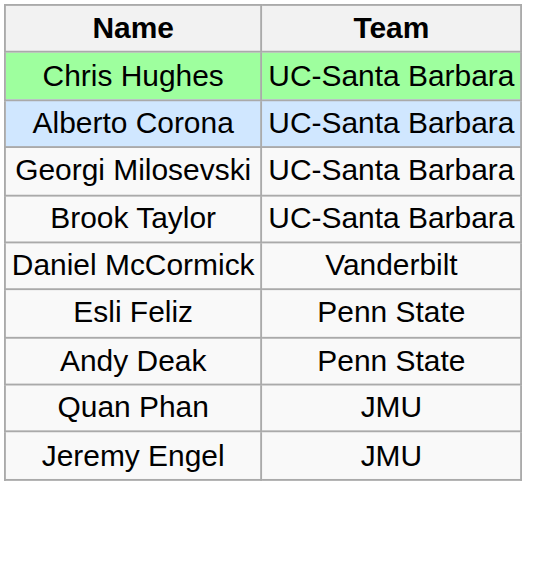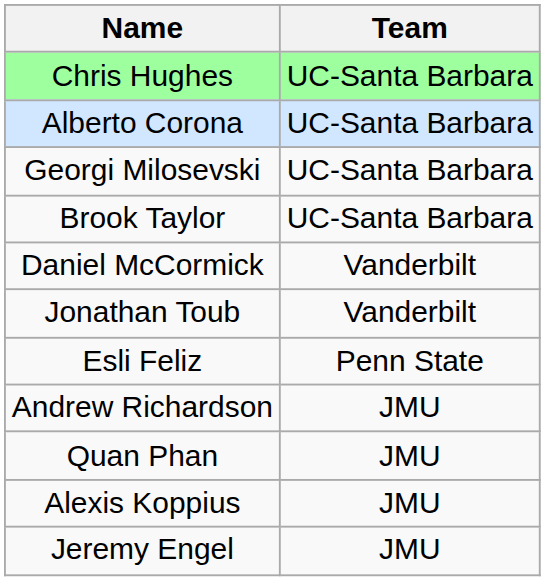+ row: (142, 312)
- row: (133, 360)
+ row: (142, 407)
+ row: (142, 502)
